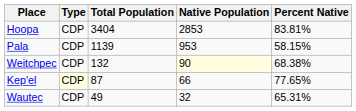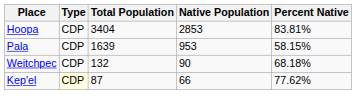(102, 47) 1139 -> (103, 47) 1639
(185, 64) lightyellow background -> (185, 64) no background
(293, 64) 68.38% -> (293, 64) 68.18%
(293, 81) 77.65% -> (293, 81) 77.62%
- row: (25, 98)
